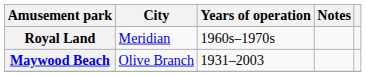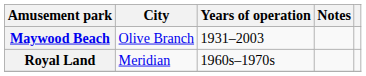rows swapped: (60, 60) <-> (60, 37)
